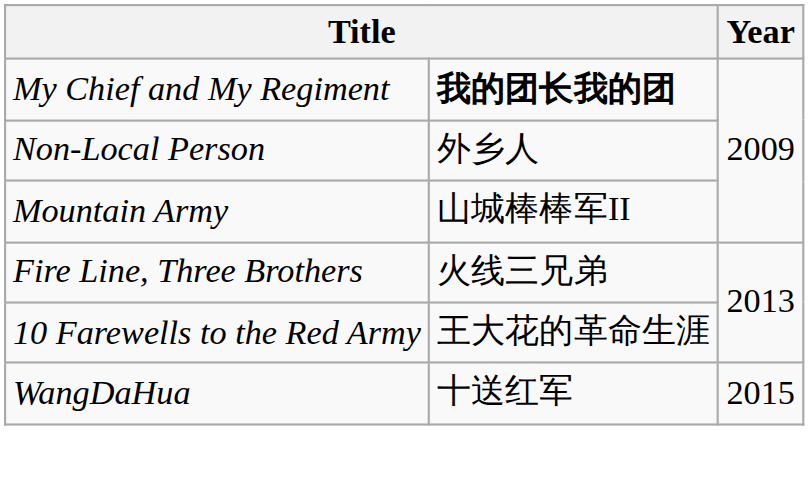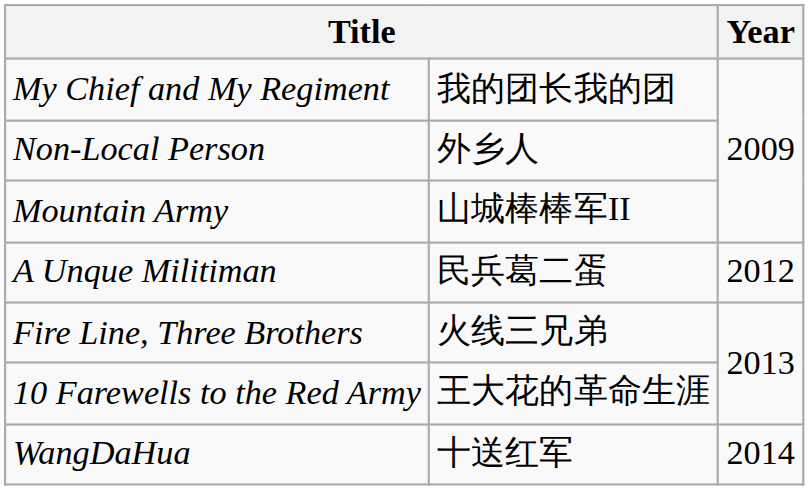(557, 88) bold -> (557, 88) normal
+ row: (145, 271)
(761, 392) 2015 -> (761, 453) 2014
